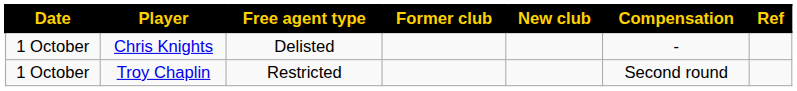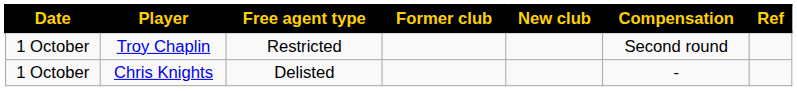rows swapped: (163, 72) <-> (163, 46)
